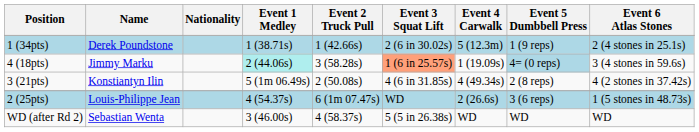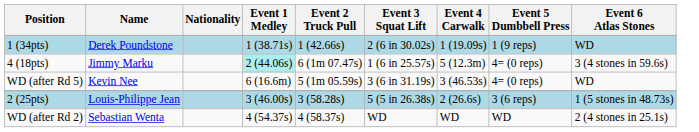(480, 44) 5 (12.3m) -> (463, 44) 1 (19.09s)
(639, 44) 2 (4 stones in 25.1s) -> (584, 44) WD
(339, 63) 3 (58.28s) -> (330, 63) 6 (1m 07.47s)
(418, 63) lightsalmon background -> (401, 63) no background
(481, 63) 1 (19.09s) -> (463, 63) 5 (12.3m)
(535, 63) lightblue background -> (517, 63) no background
+ row: (45, 81)
- row: (28, 81)
(269, 99) 4 (54.37s) -> (269, 99) 3 (46.00s)
(347, 99) 6 (1m 07.47s) -> (321, 99) 3 (58.28s)
(394, 99) WD -> (401, 99) 5 (5 in 26.38s)
(269, 117) 3 (46.00s) -> (269, 117) 4 (54.37s)
(418, 117) 5 (5 in 26.38s) -> (377, 117) WD
(602, 117) WD -> (621, 117) 2 (4 stones in 25.1s)
